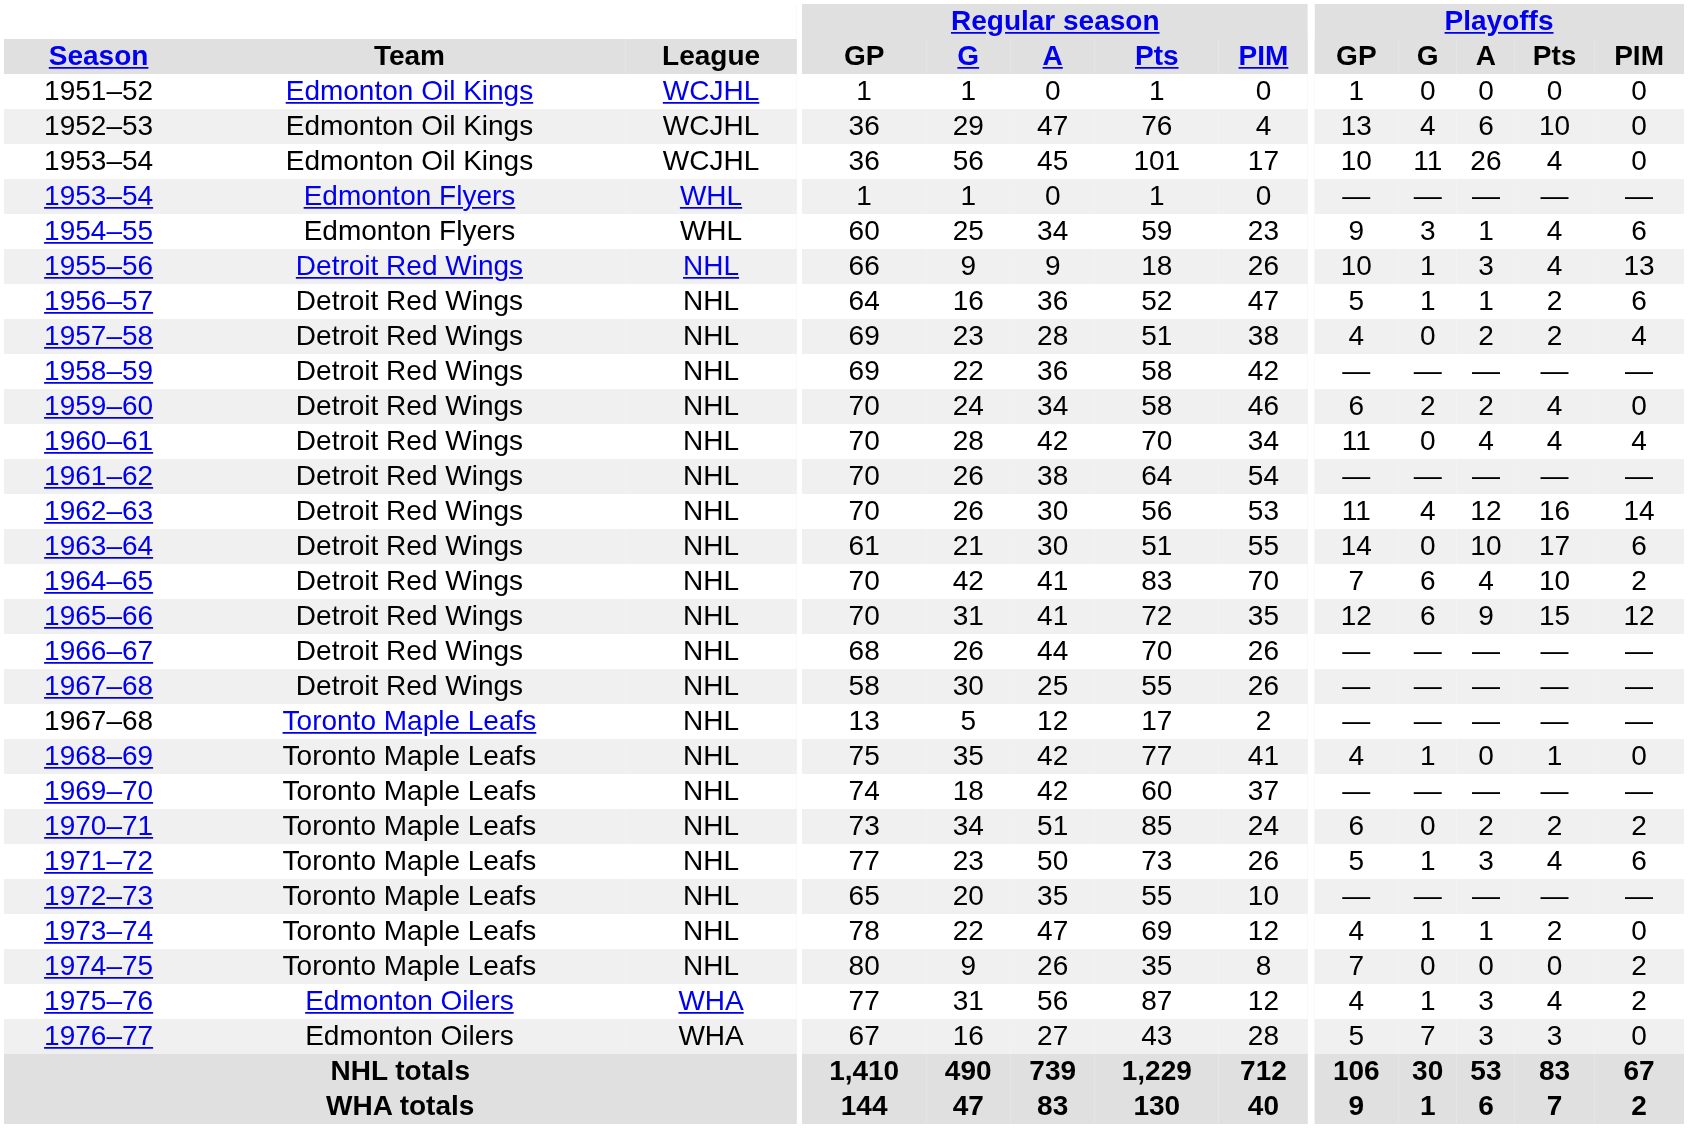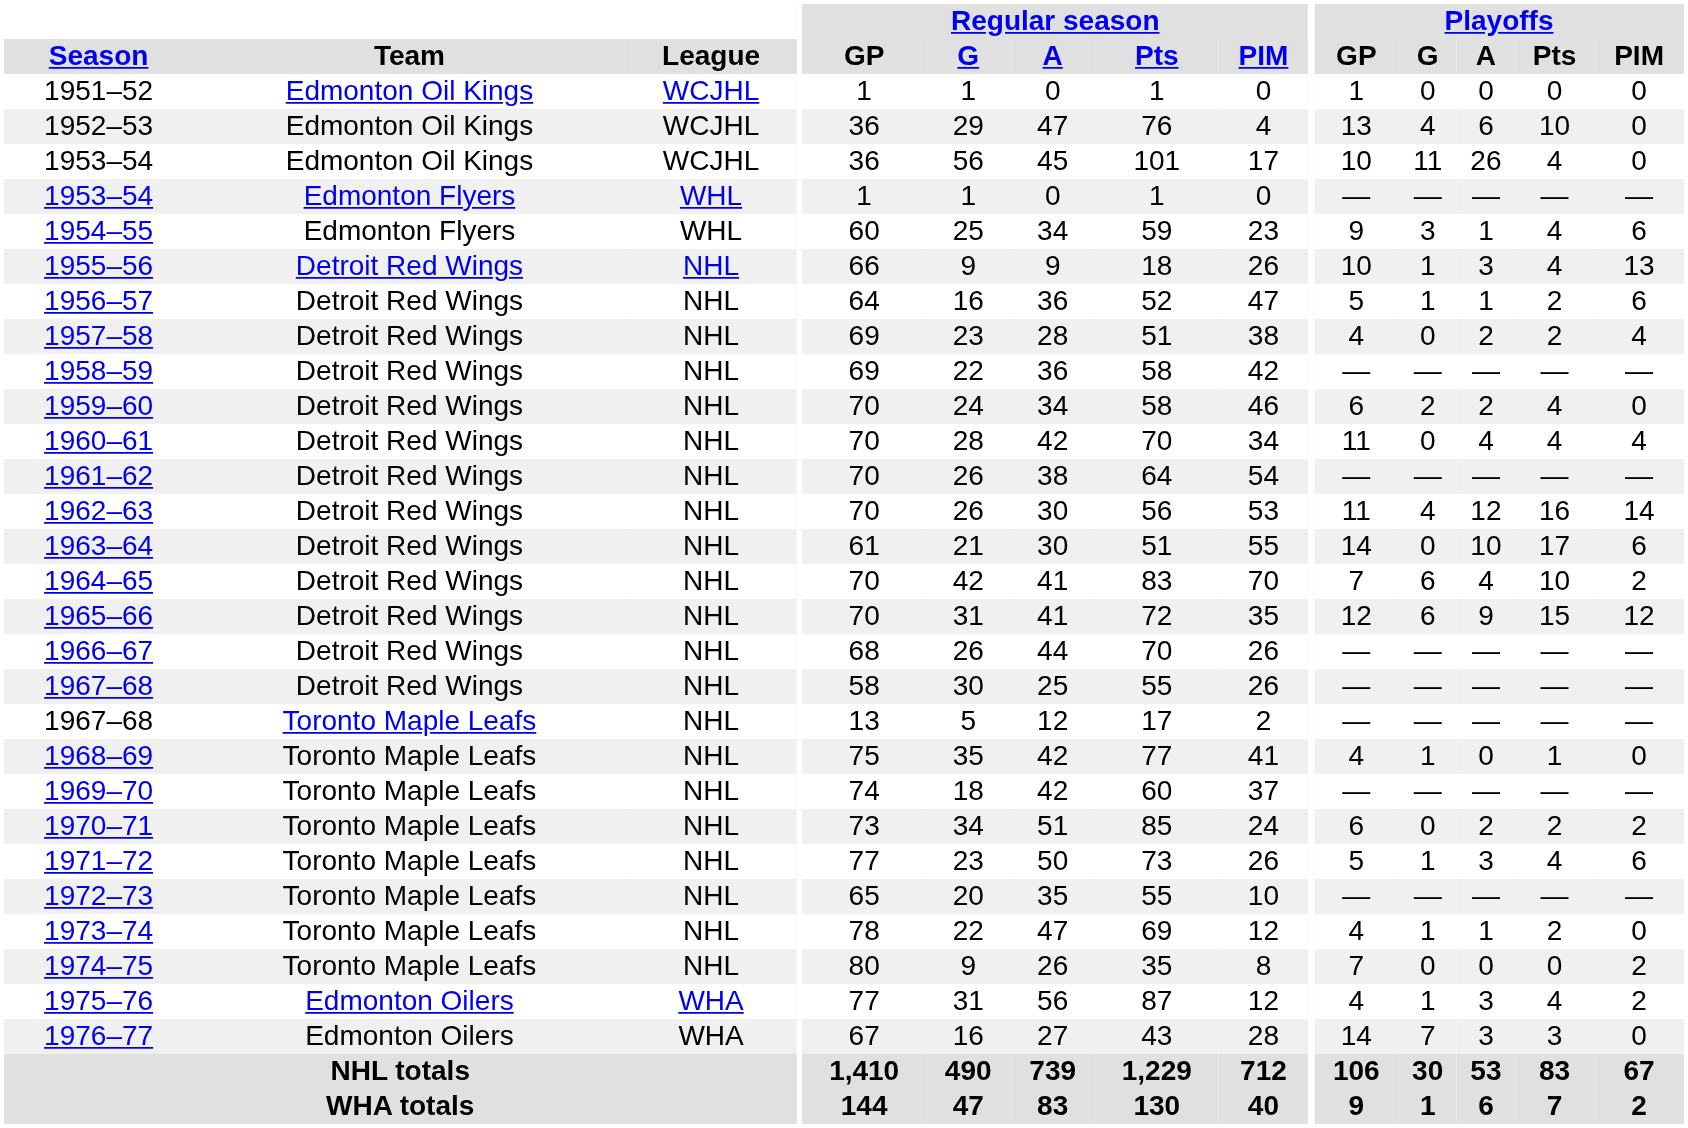(1356, 1036) 5 -> (1356, 1036) 14
